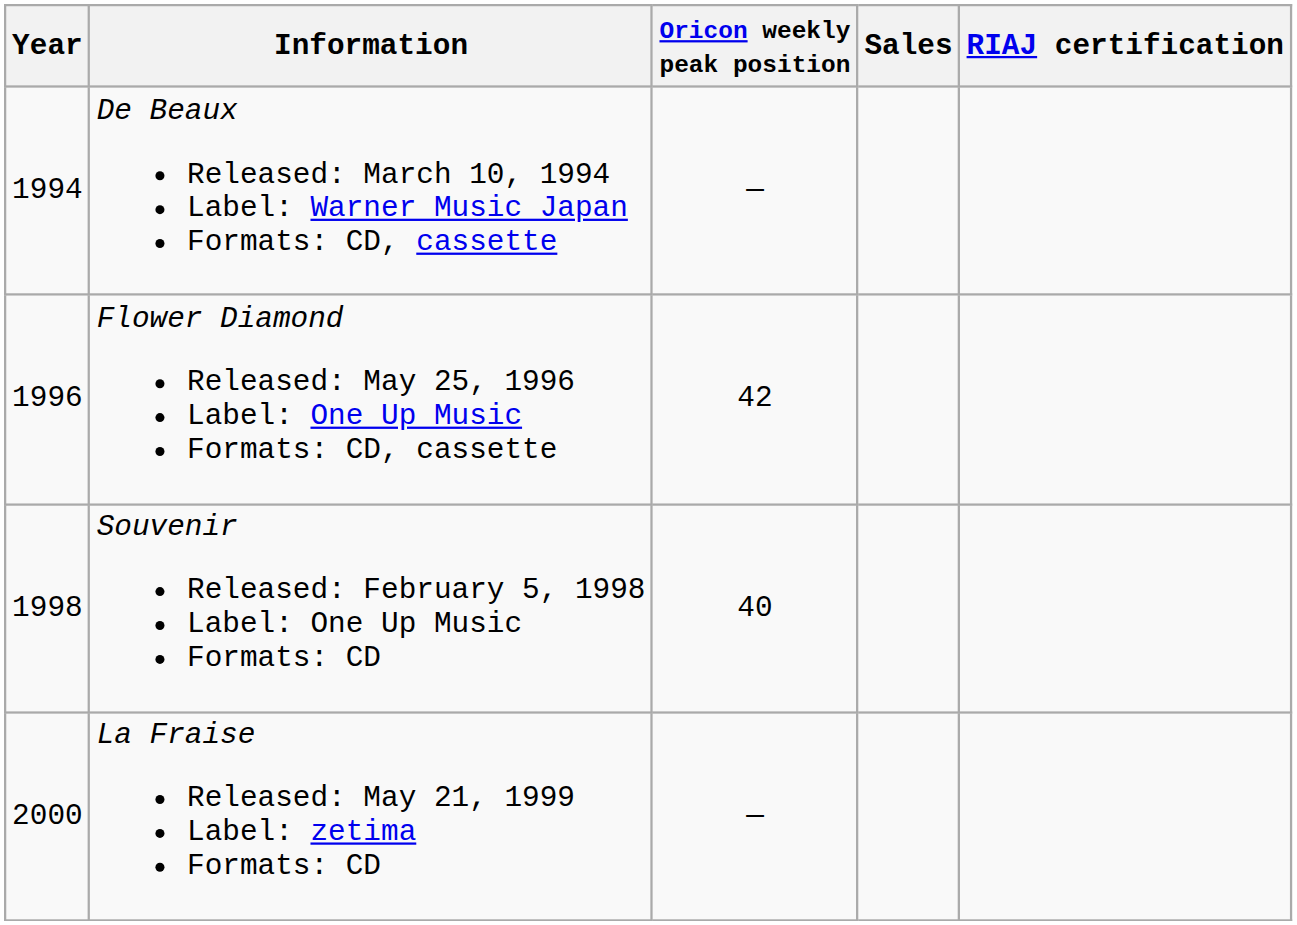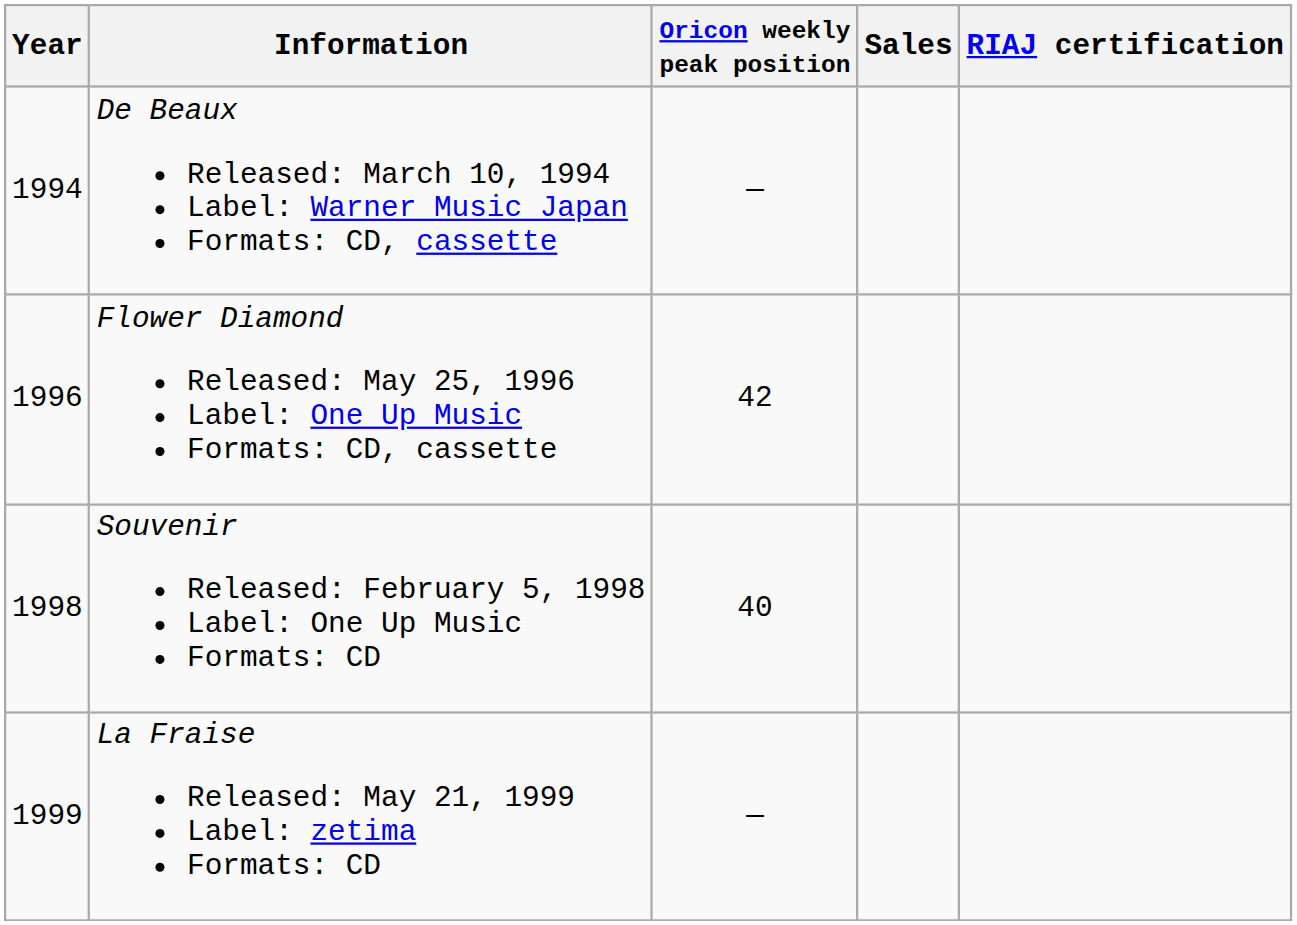(47, 816) 2000 -> (47, 816) 1999
